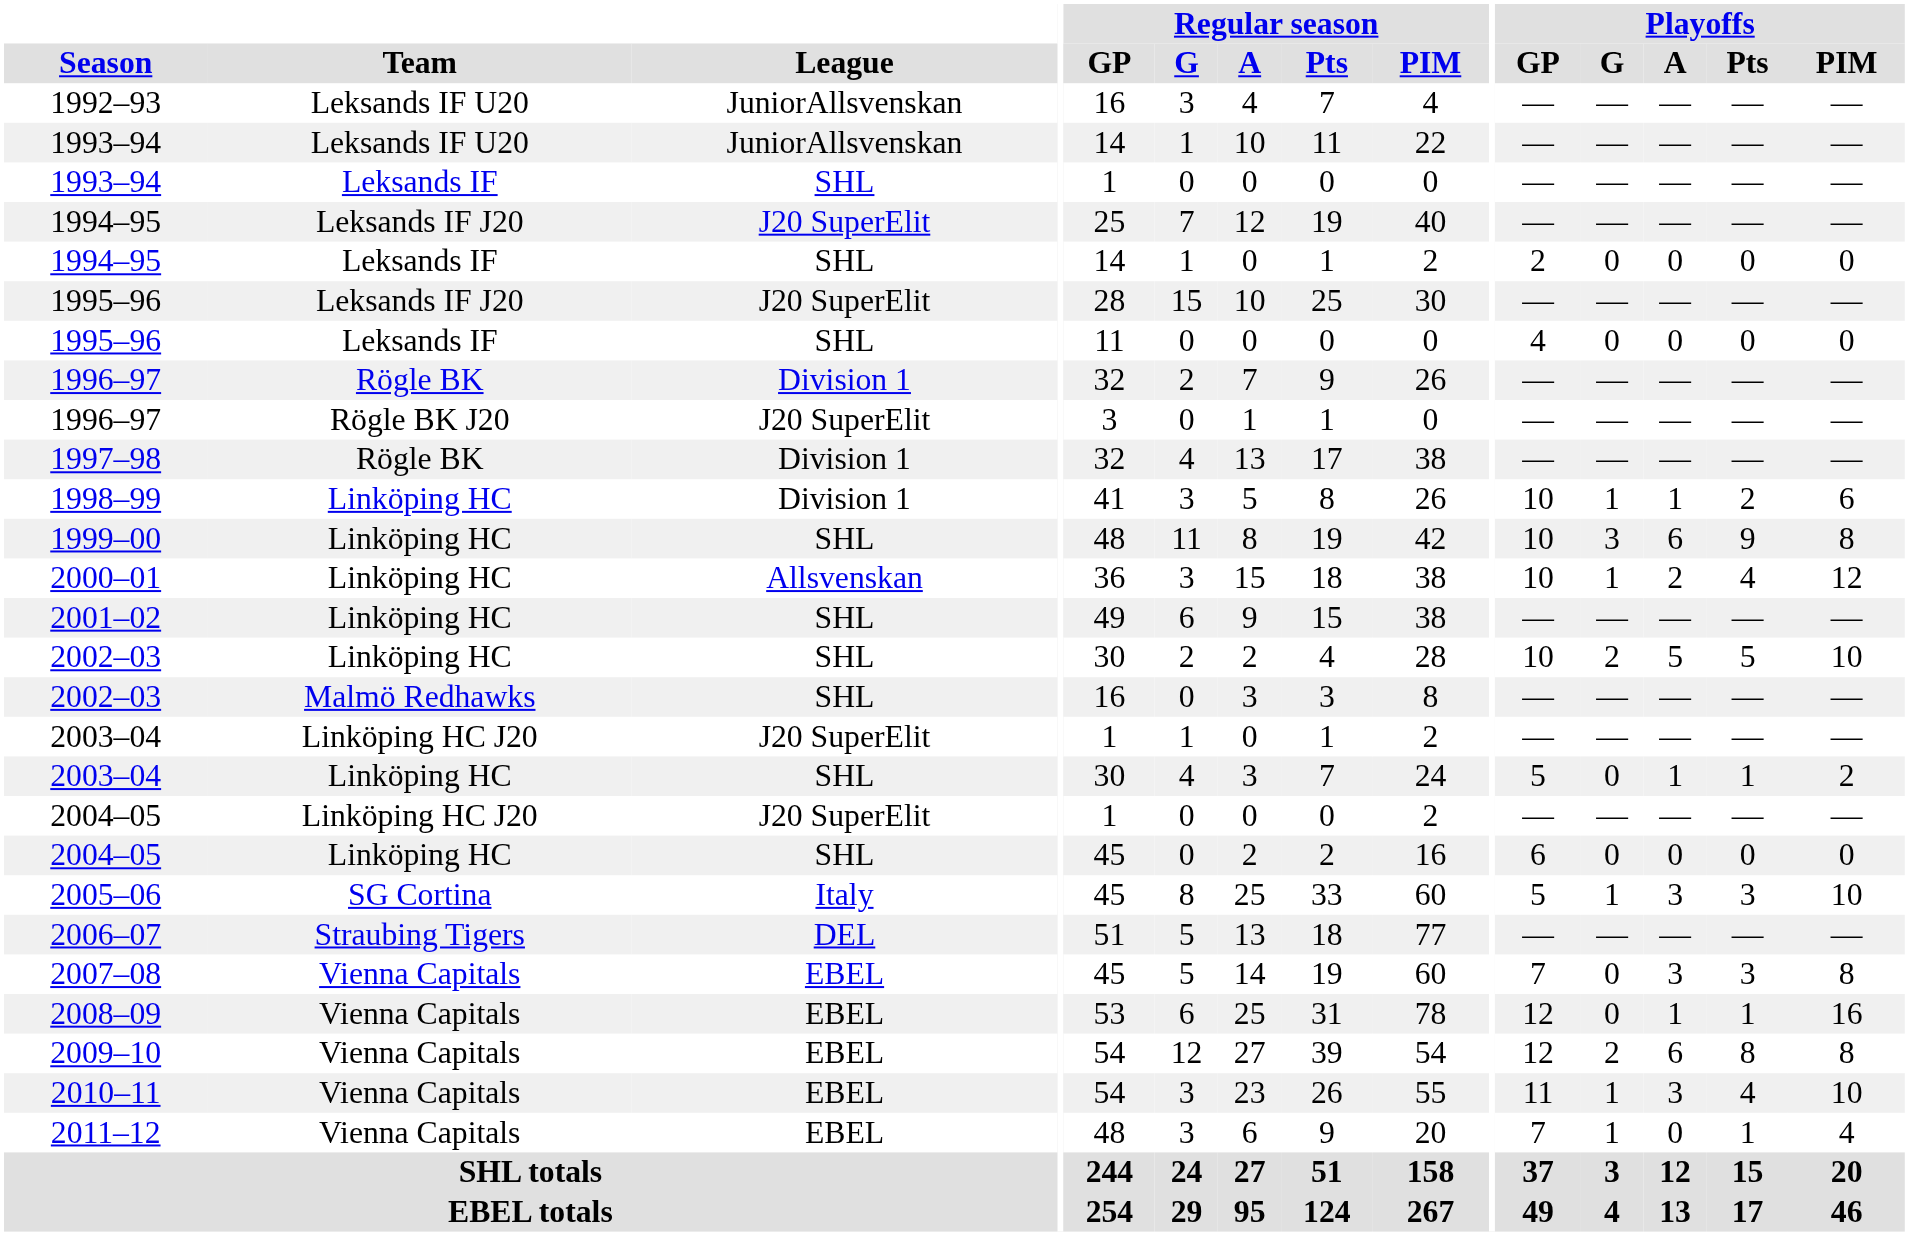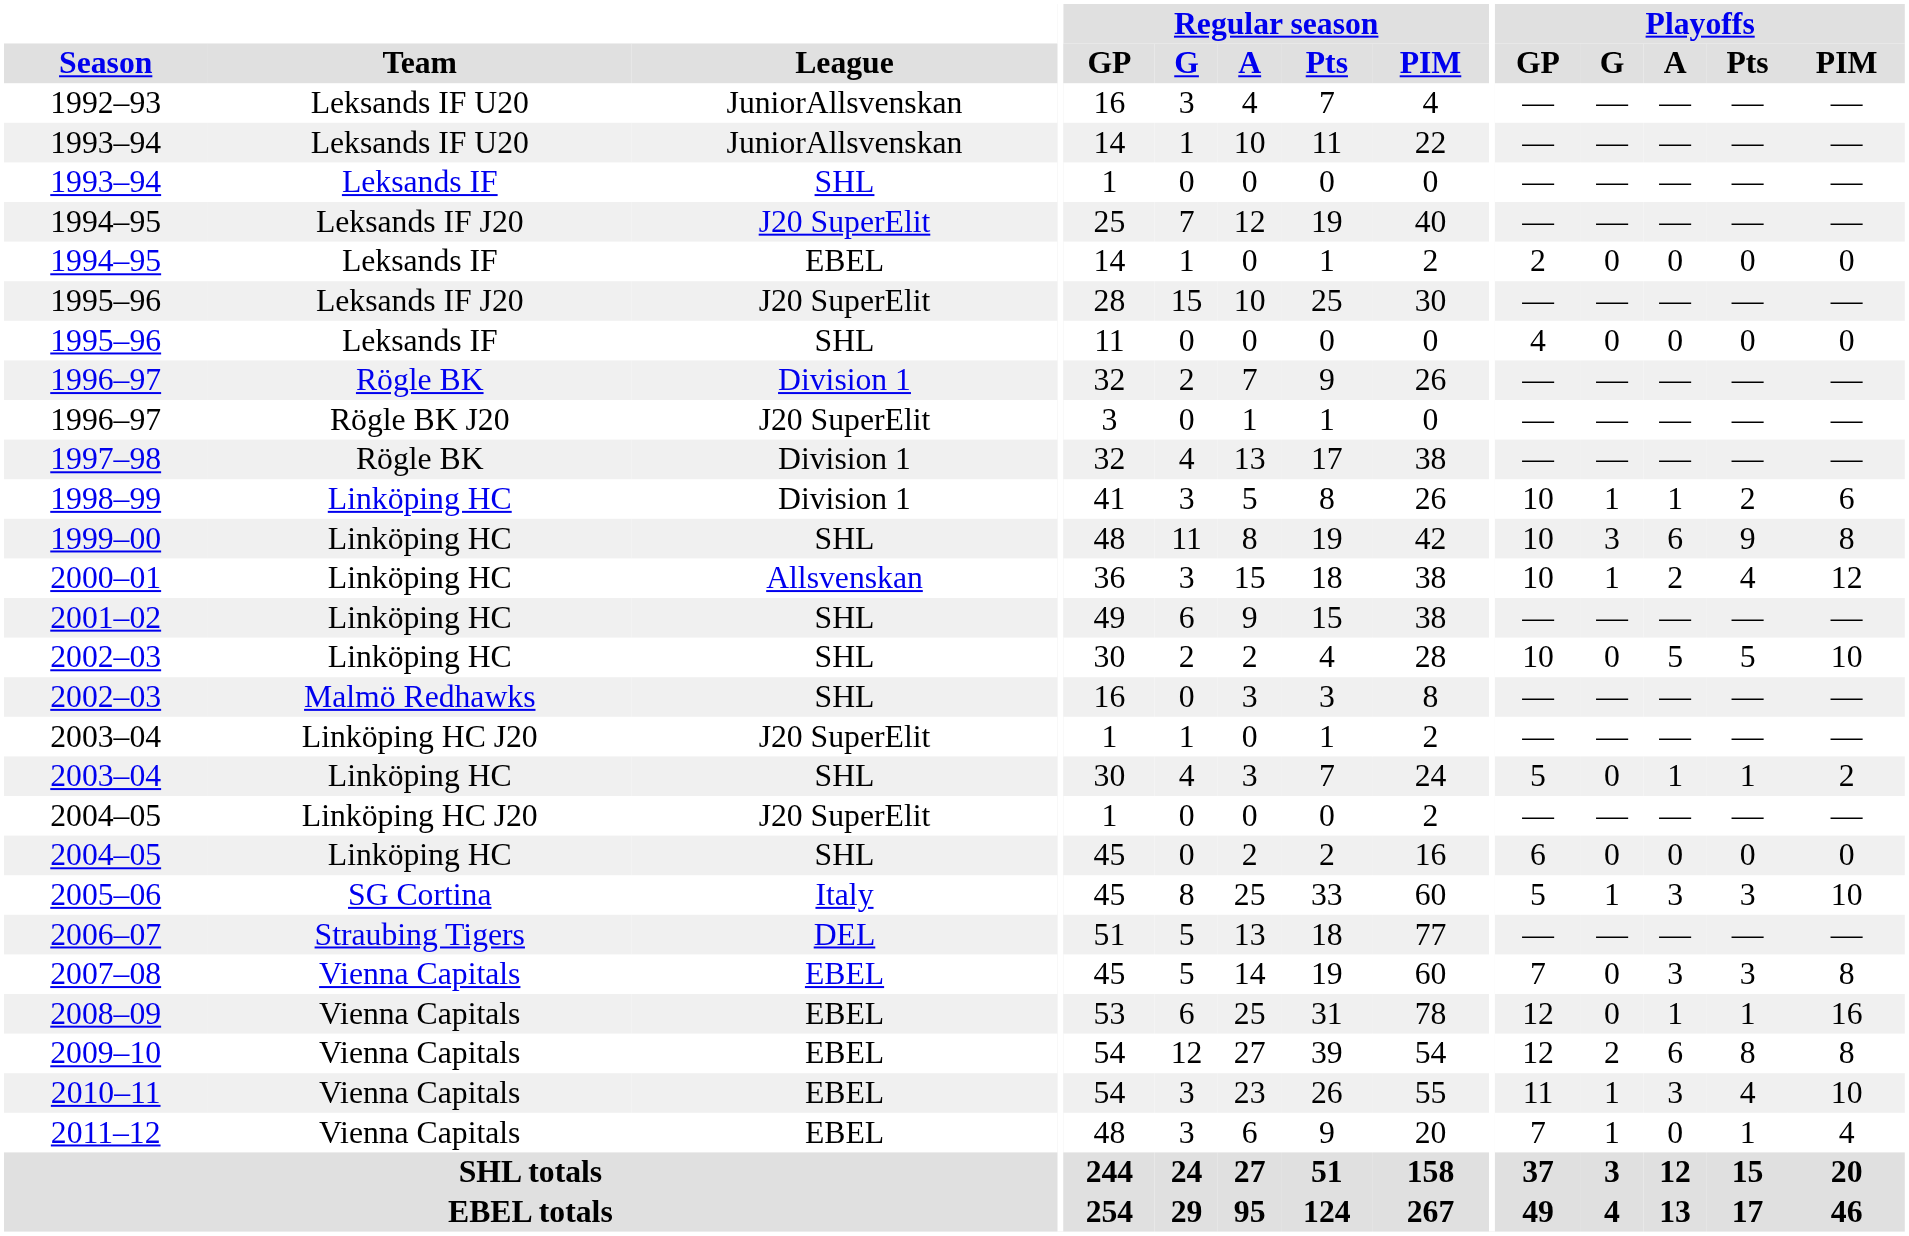(844, 260) SHL -> (845, 260) EBEL
(1612, 656) 2 -> (1612, 656) 0
